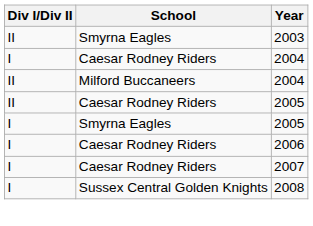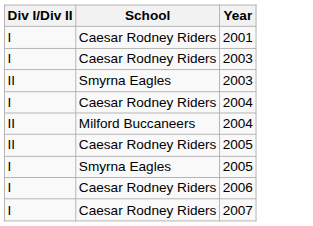+ row: (148, 37)
+ row: (148, 59)
- row: (173, 188)
